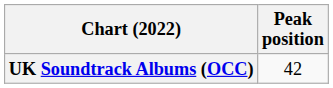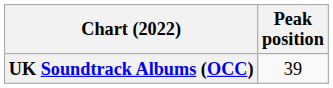(293, 68) 42 -> (293, 68) 39
